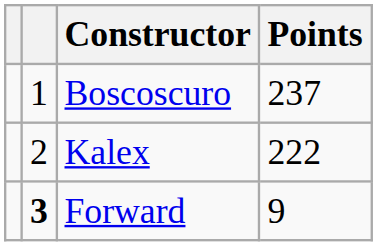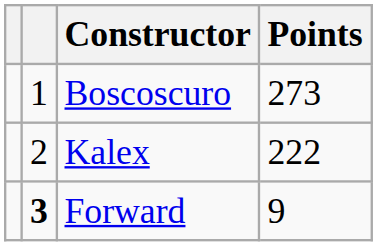(294, 93) 237 -> (294, 93) 273
